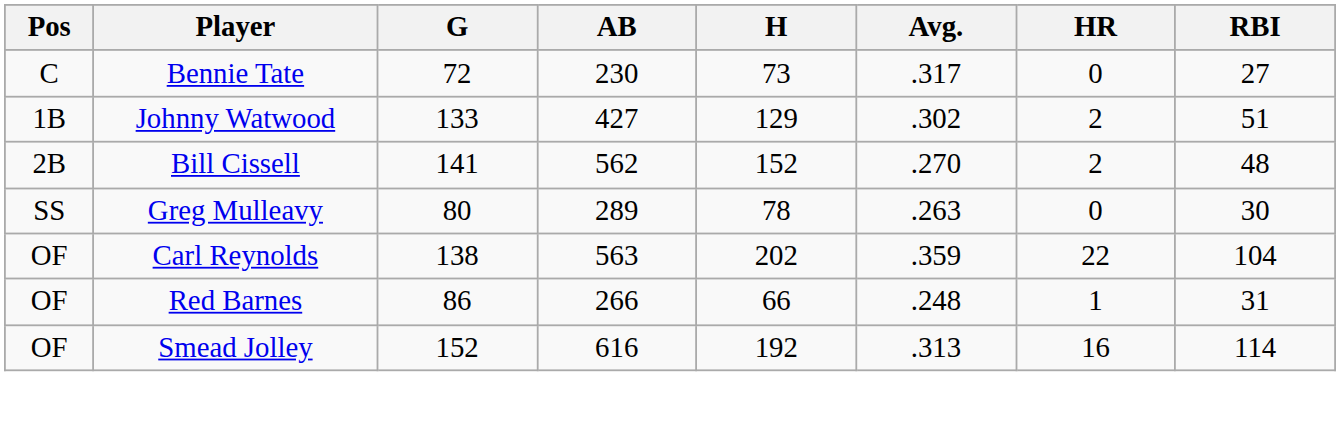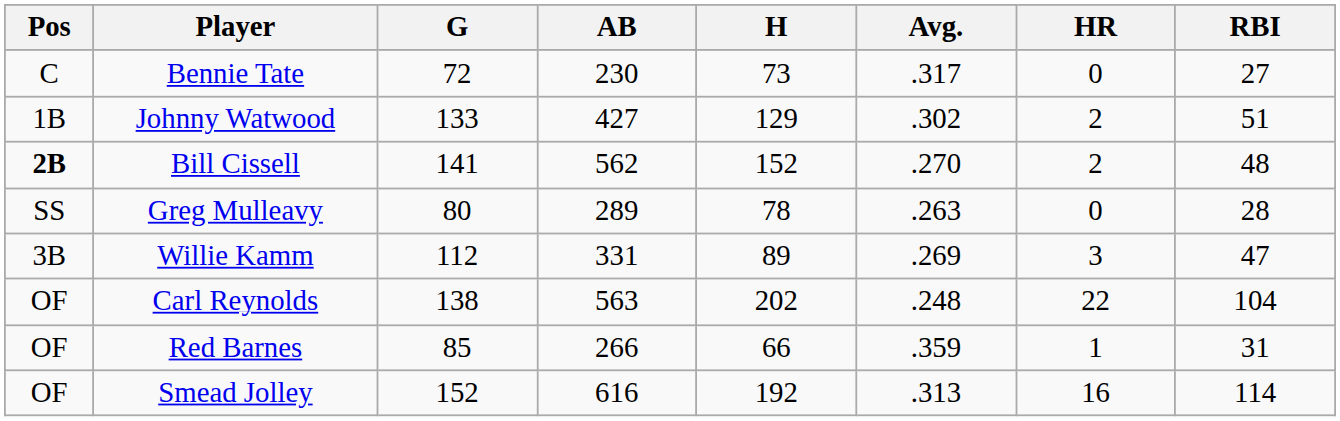(49, 164) normal -> (49, 164) bold
(1255, 210) 30 -> (1255, 210) 28
+ row: (235, 255)
(936, 255) .359 -> (936, 301) .248
(457, 301) 86 -> (457, 347) 85
(936, 301) .248 -> (936, 347) .359
